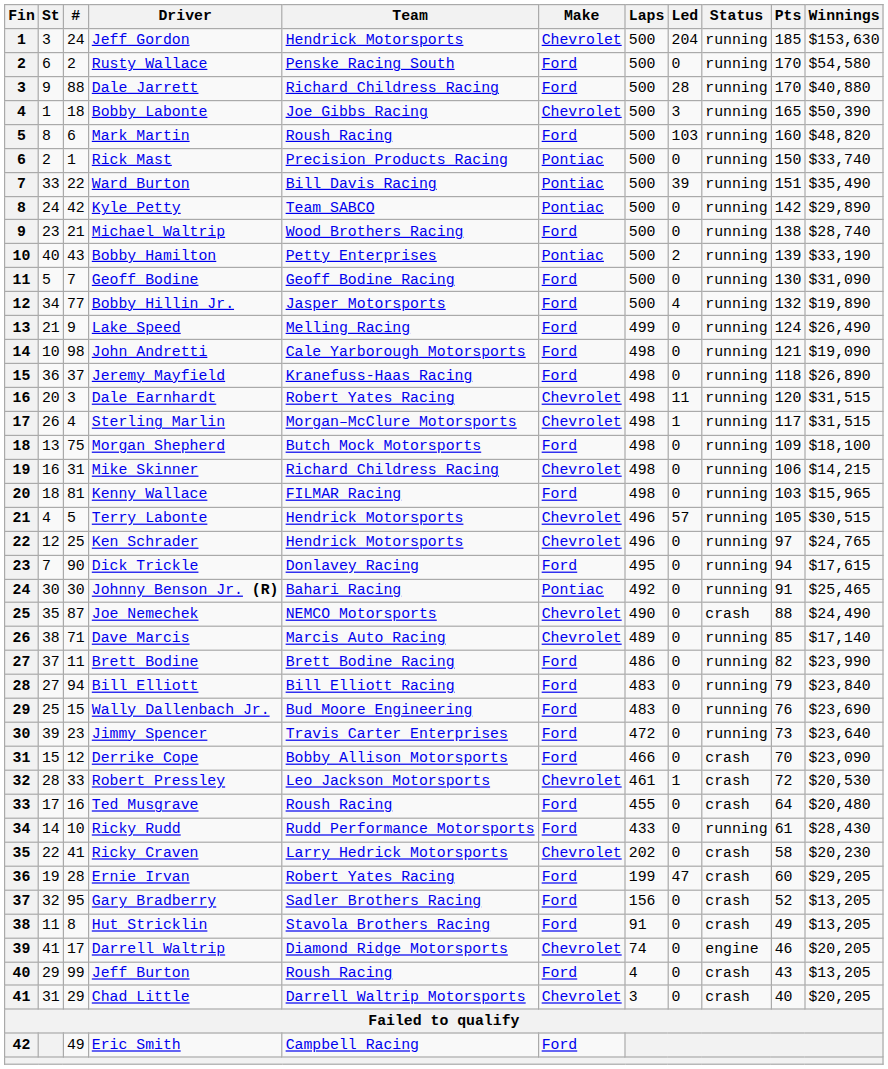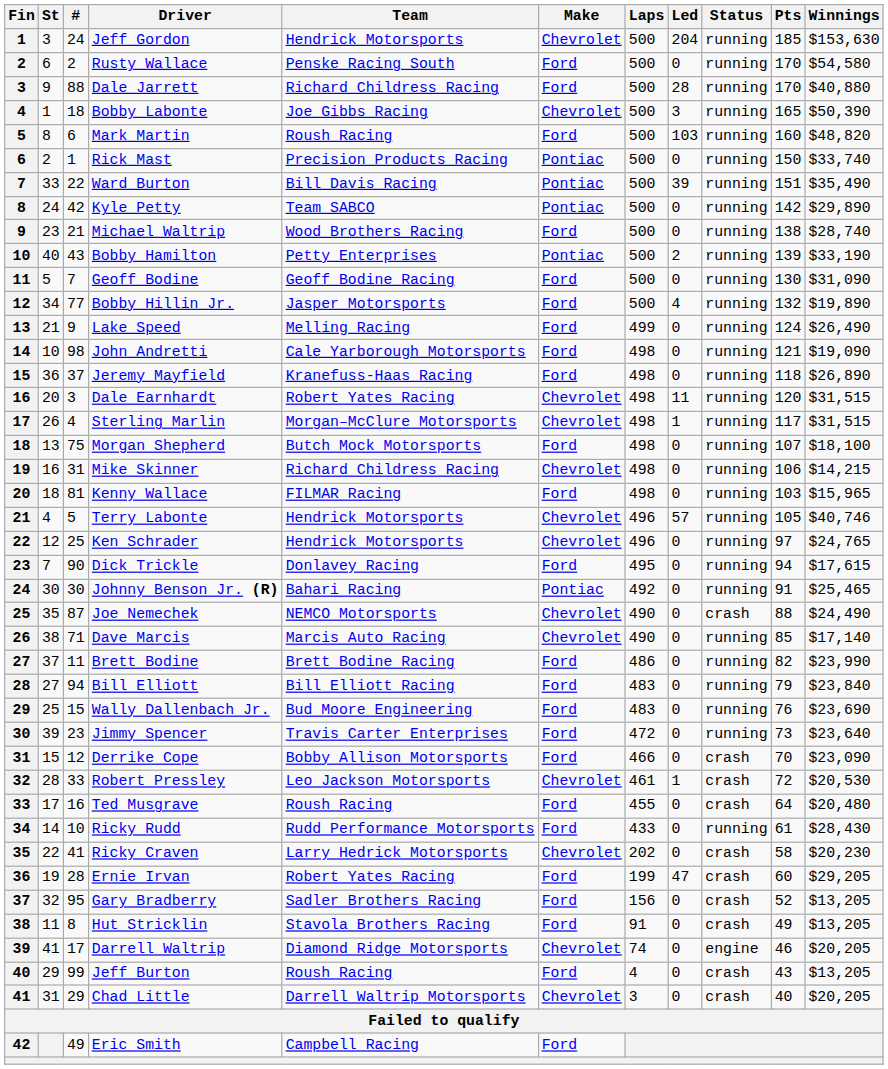(788, 448) 109 -> (788, 448) 107
(840, 519) $30,515 -> (840, 519) $40,746
(642, 639) 489 -> (642, 639) 490
